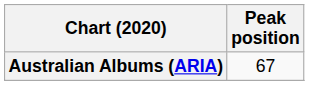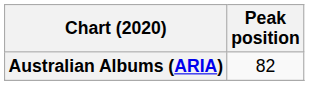(265, 66) 67 -> (265, 66) 82
